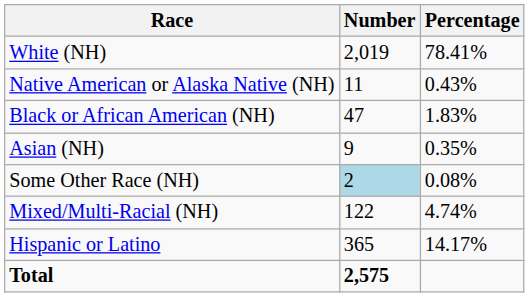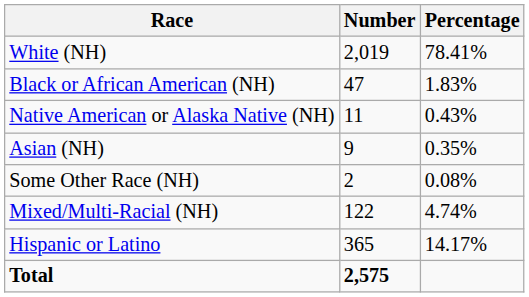rows swapped: (142, 116) <-> (172, 84)
(349, 180) lightblue background -> (349, 180) no background
